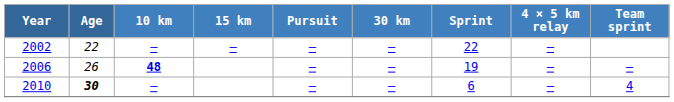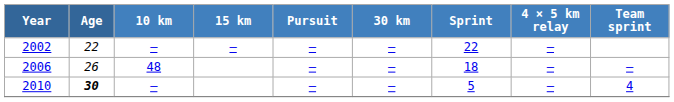(154, 67) bold -> (154, 67) normal
(471, 67) 19 -> (471, 67) 18
(471, 87) 6 -> (471, 87) 5
